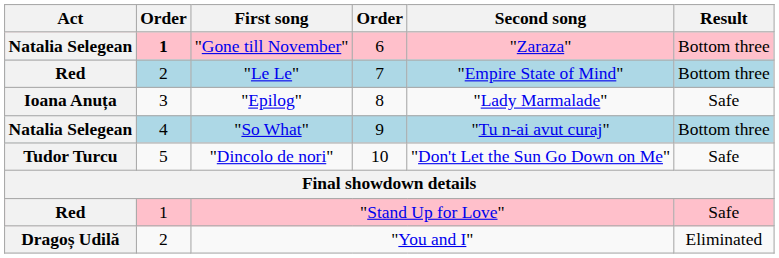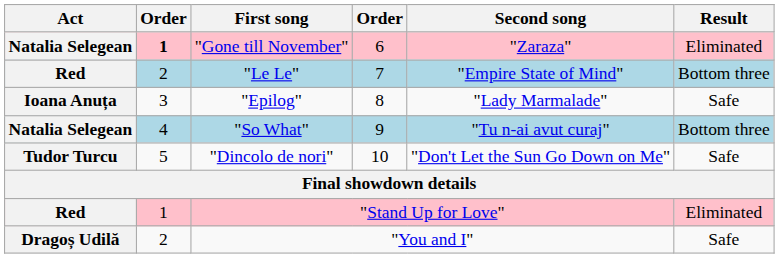(724, 45) Bottom three -> (724, 45) Eliminated
(724, 211) Safe -> (724, 211) Eliminated
(724, 239) Eliminated -> (724, 239) Safe
